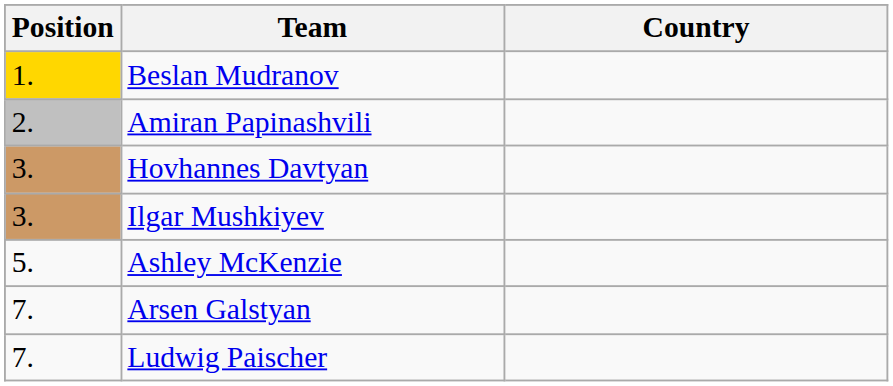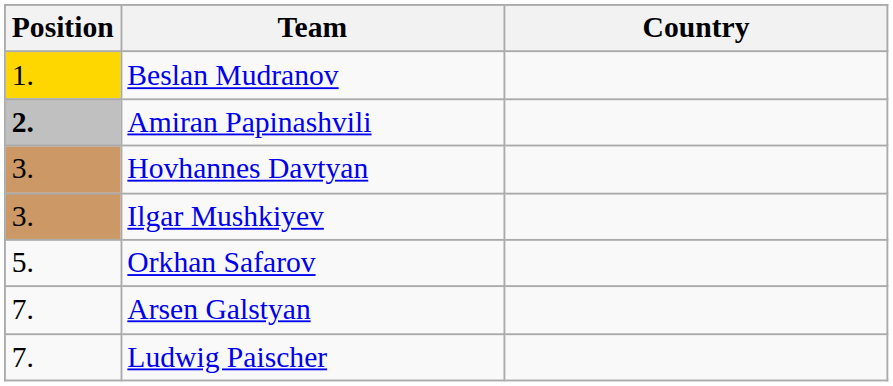(23, 121) normal -> (23, 121) bold
- row: (235, 262)
+ row: (221, 262)
